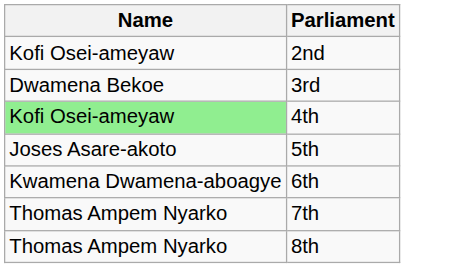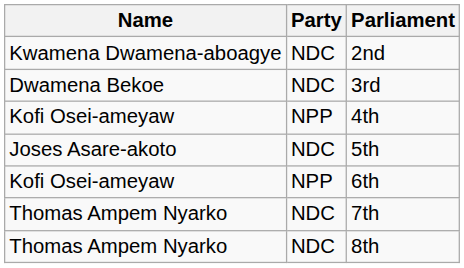+ column: (316, 20)
(92, 52) Kofi Osei-ameyaw -> (145, 52) Kwamena Dwamena-aboagye
(92, 117) lightgreen background -> (92, 117) no background
(145, 181) Kwamena Dwamena-aboagye -> (92, 181) Kofi Osei-ameyaw
